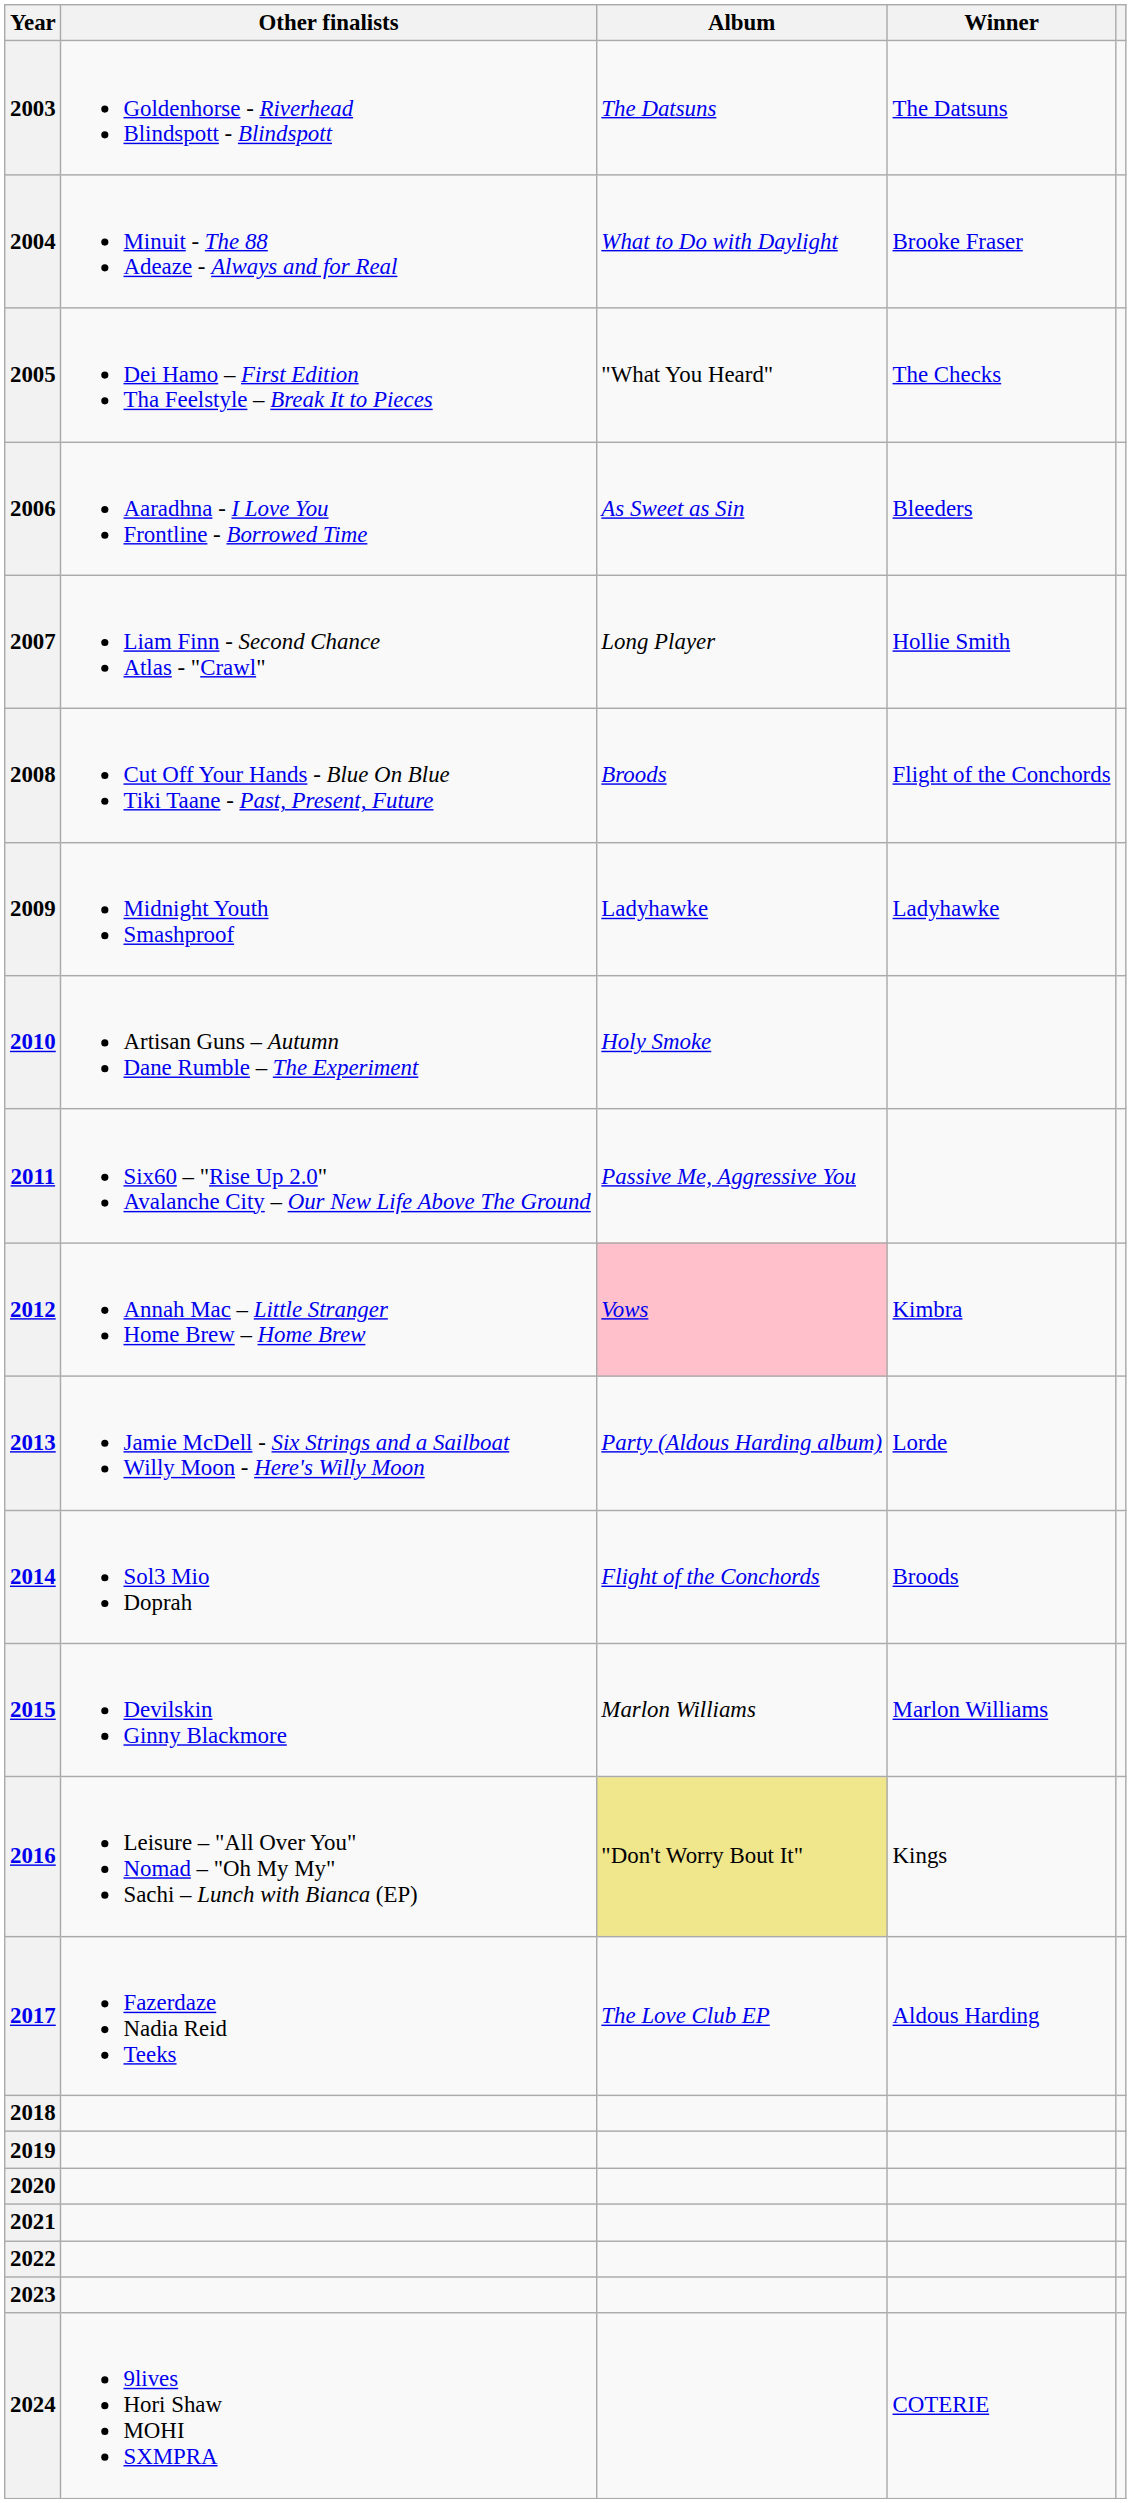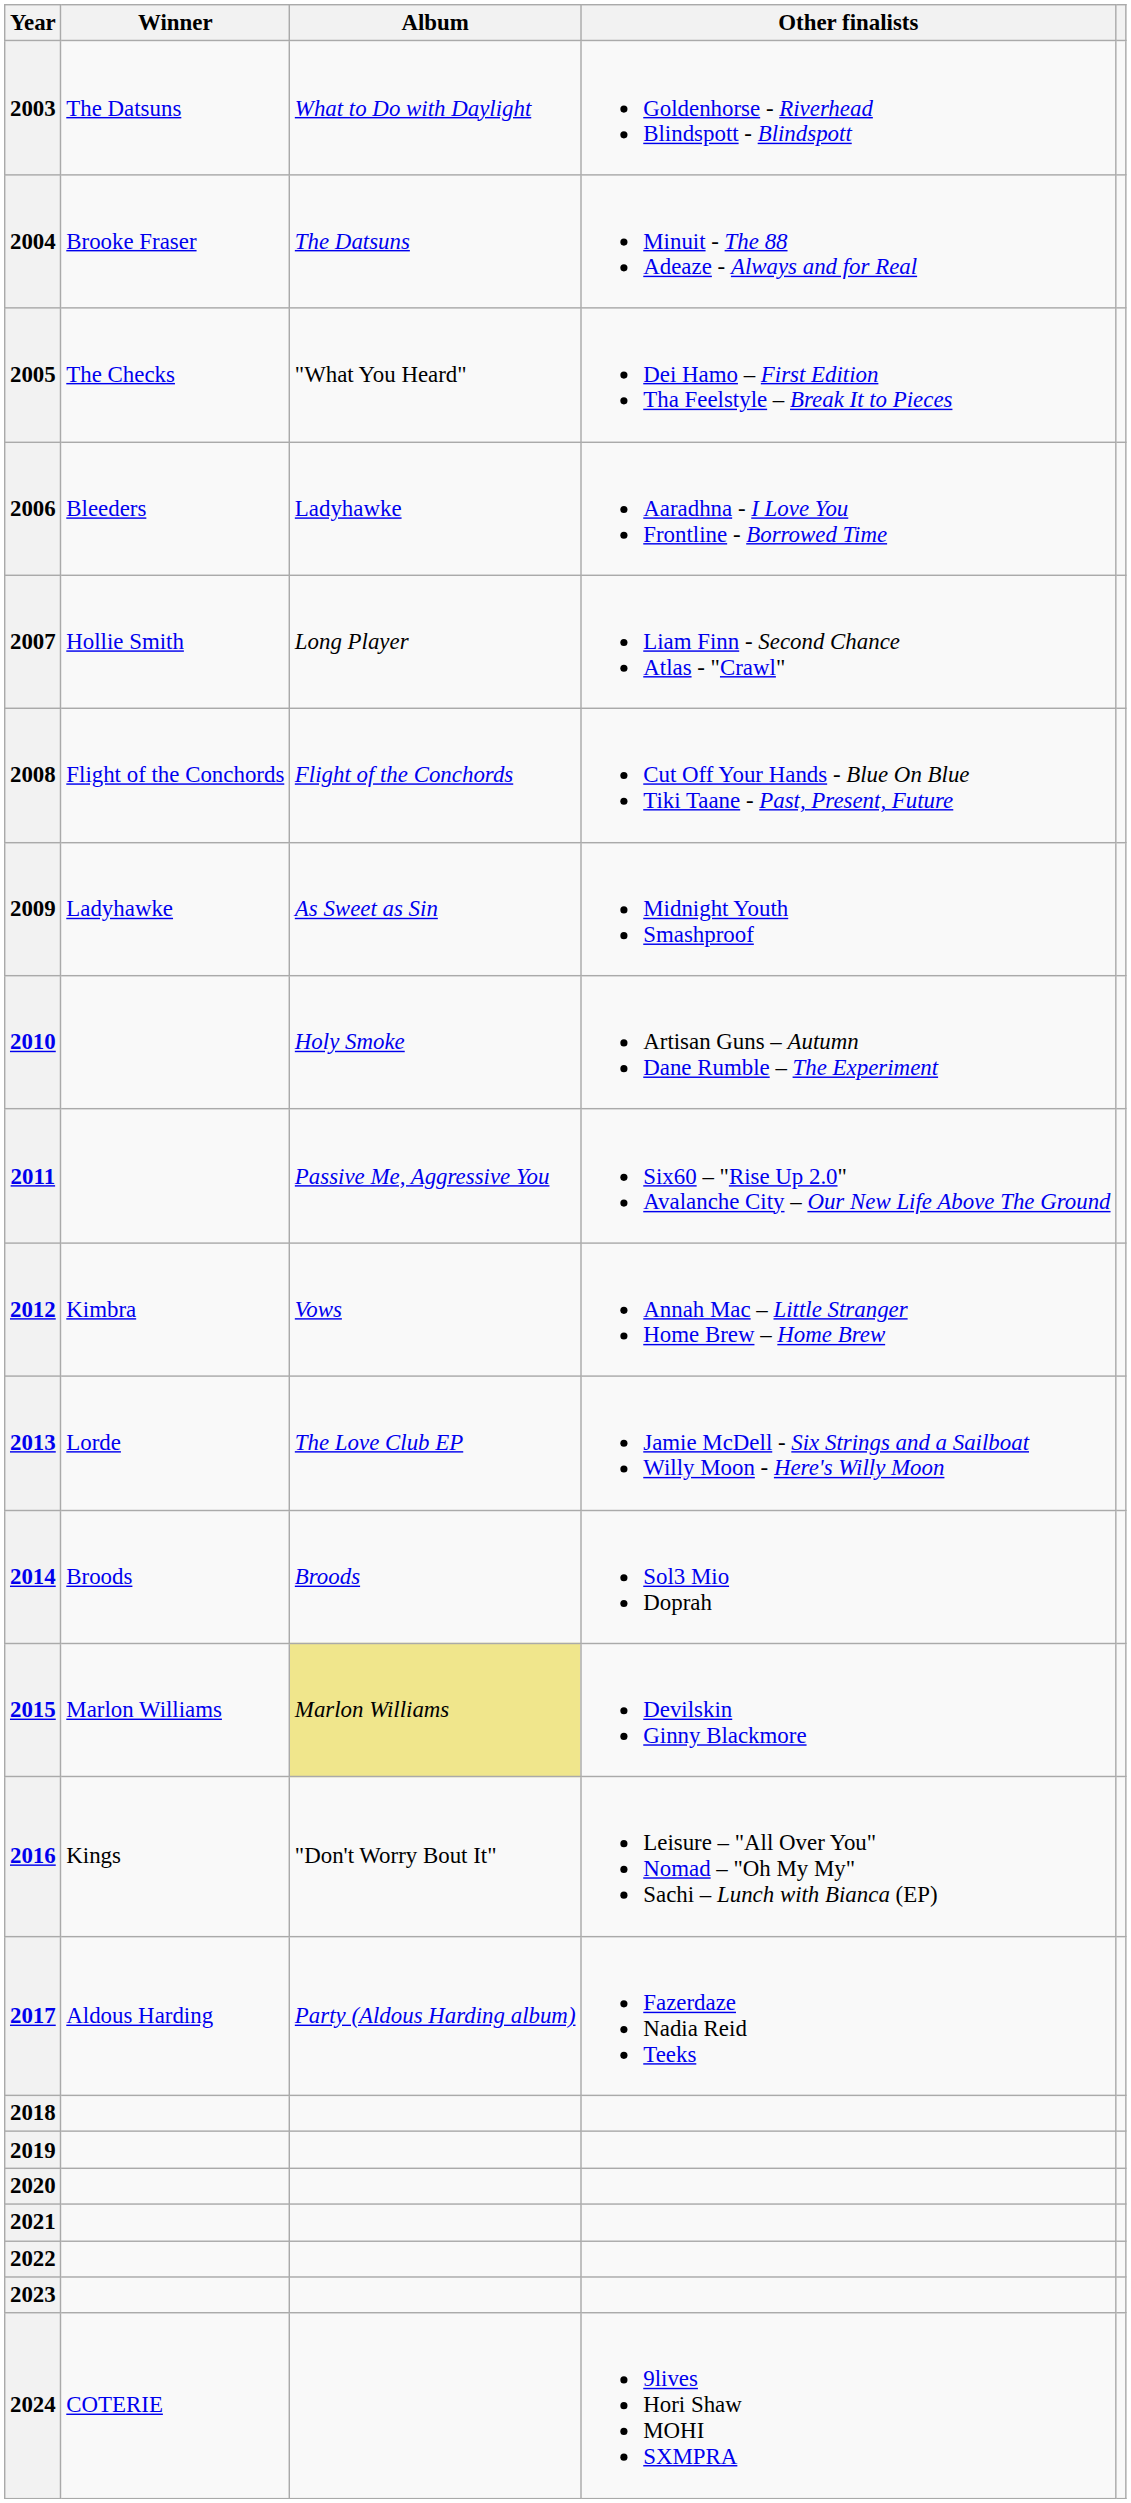columns swapped: (1002, 22) <-> (329, 22)
(659, 107) The Datsuns -> (413, 107) What to Do with Daylight
(720, 241) What to Do with Daylight -> (352, 241) The Datsuns
(673, 508) As Sweet as Sin -> (348, 508) Ladyhawke
(634, 775) Broods -> (404, 775) Flight of the Conchords
(655, 908) Ladyhawke -> (366, 908) As Sweet as Sin
(625, 1309) pink background -> (318, 1309) no background
(742, 1442) Party (Aldous Harding album) -> (379, 1442) The Love Club EP
(711, 1576) Flight of the Conchords -> (327, 1576) Broods
(679, 1709) no background -> (372, 1709) khaki background
(702, 1856) khaki background -> (396, 1856) no background
(686, 2015) The Love Club EP -> (435, 2015) Party (Aldous Harding album)
